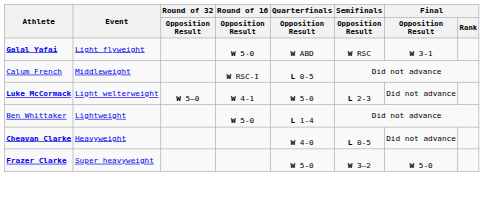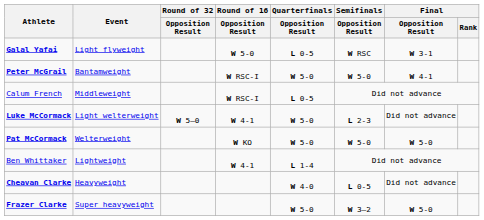(302, 53) W ABD -> (302, 53) L 0-5
+ row: (36, 71)
+ row: (36, 138)
(243, 120) W 5-0 -> (243, 165) W 4-1
